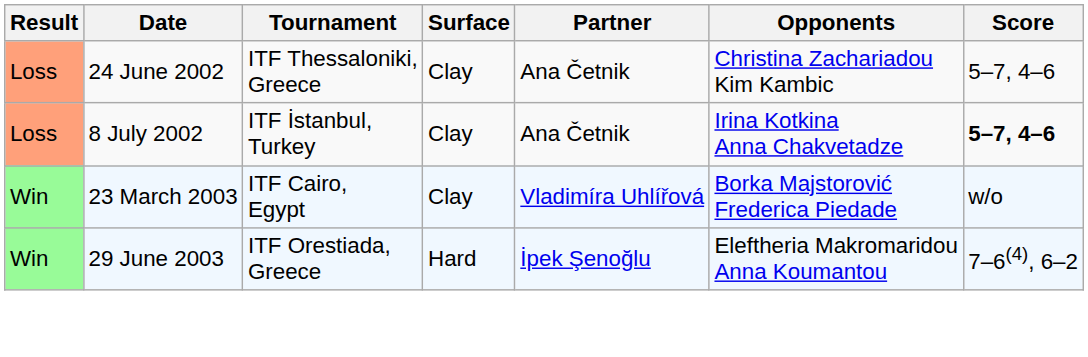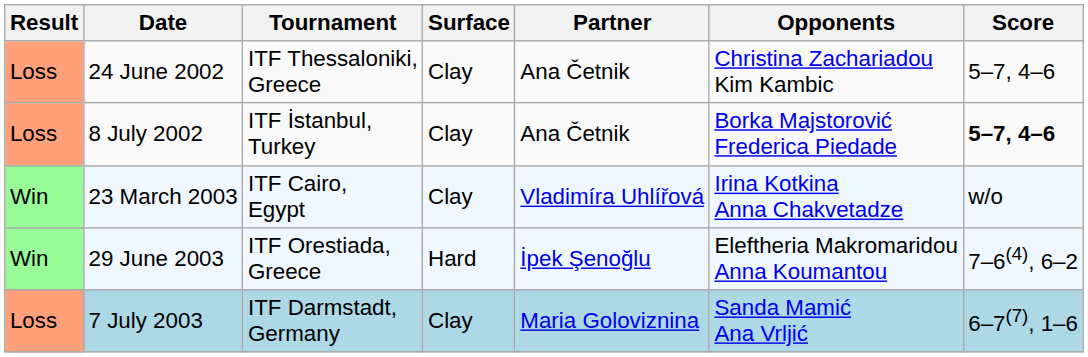(809, 133) Irina Kotkina Anna Chakvetadze -> (806, 133) Borka Majstorović Frederica Piedade
(806, 195) Borka Majstorović Frederica Piedade -> (809, 195) Irina Kotkina Anna Chakvetadze
+ row: (146, 320)
